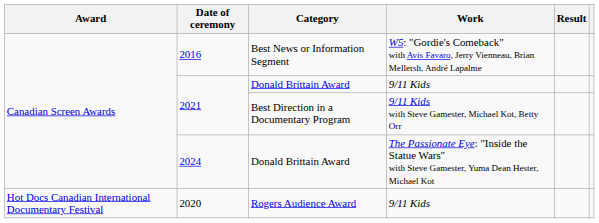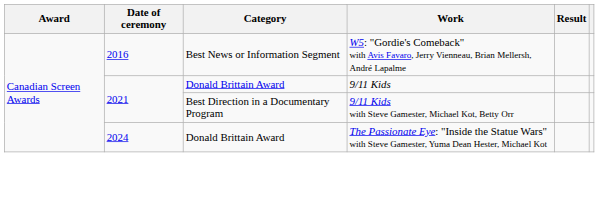- row: (190, 203)
